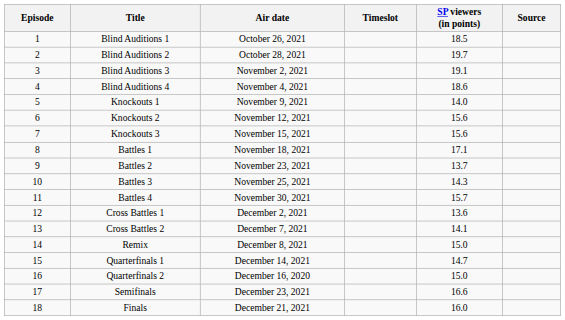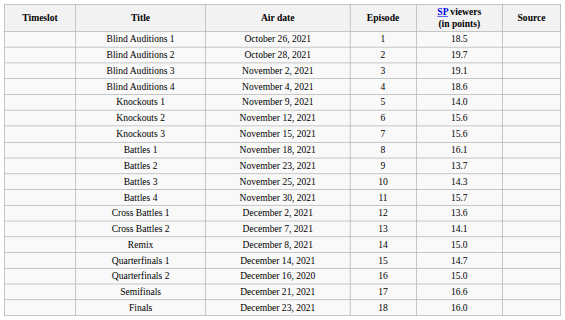columns swapped: (37, 18) <-> (380, 18)
(459, 150) 17.1 -> (459, 150) 16.1
(272, 292) December 23, 2021 -> (278, 292) December 21, 2021
(272, 308) December 21, 2021 -> (278, 308) December 23, 2021
